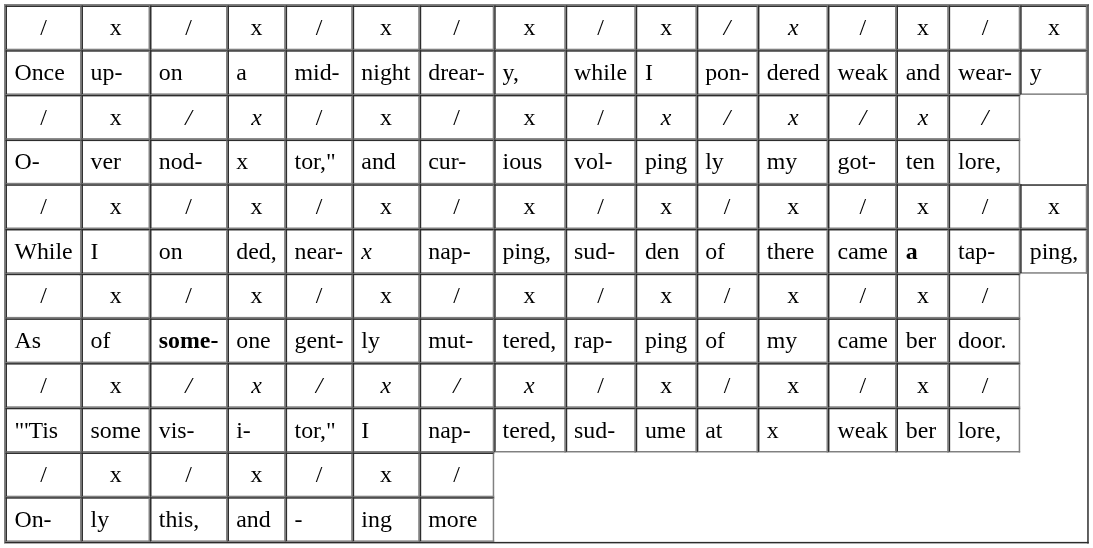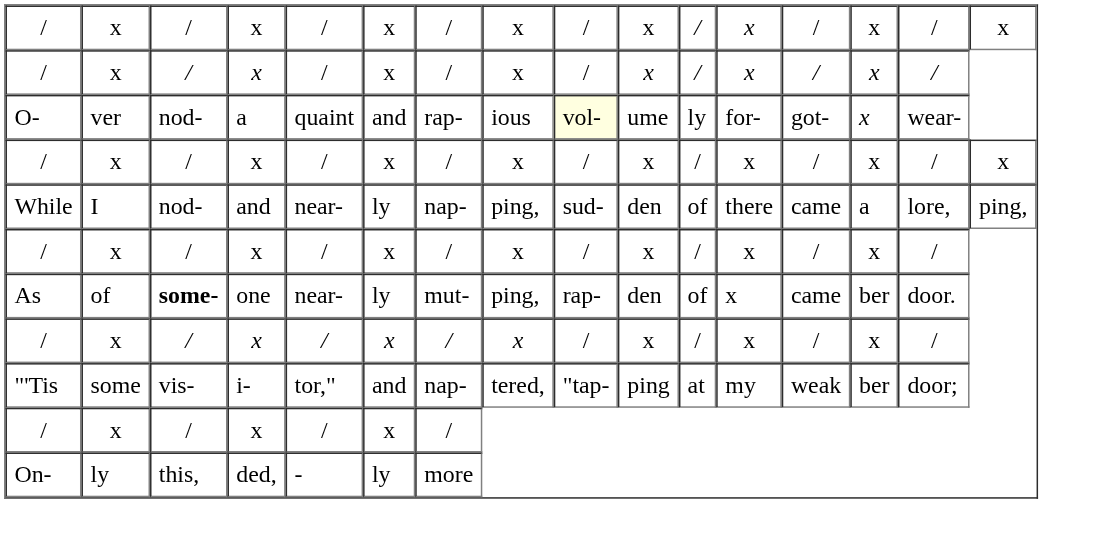- row: (40, 72)
(242, 161) x -> (242, 116) a
(315, 161) tor," -> (324, 116) quaint
(447, 161) cur- -> (443, 116) rap-
(593, 161) no background -> (582, 116) lightyellow background
(666, 161) ping -> (648, 116) ume
(782, 161) my -> (743, 116) for-
(920, 161) ten -> (864, 116) x
(980, 161) lore, -> (934, 116) wear-
(171, 251) on -> (181, 206) nod-
(256, 251) ded, -> (253, 206) and
(367, 251) x -> (381, 206) ly
(912, 251) bold -> (864, 206) normal
(977, 251) tap- -> (929, 206) lore,
(319, 340) gent- -> (319, 295) near-
(529, 340) tered, -> (515, 295) ping,
(666, 340) ping -> (645, 295) den
(782, 340) my -> (731, 295) x
(365, 429) I -> (389, 385) and
(595, 429) sud- -> (586, 385) "tap-
(665, 429) ume -> (649, 385) ping
(773, 429) x -> (741, 385) my
(980, 429) lore, -> (933, 385) door;
(253, 519) and -> (256, 474) ded,
(377, 519) ing -> (381, 474) ly
